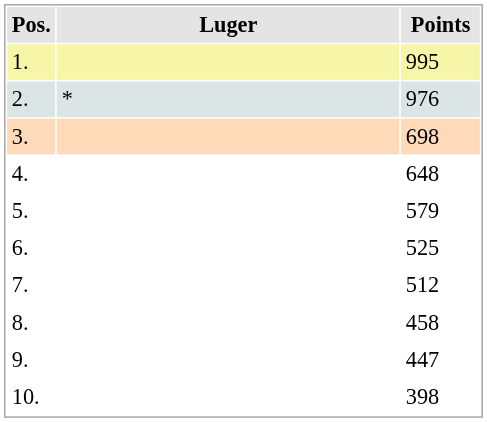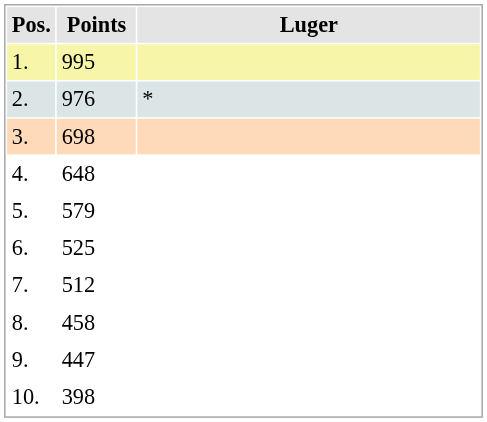columns swapped: (228, 24) <-> (441, 24)
